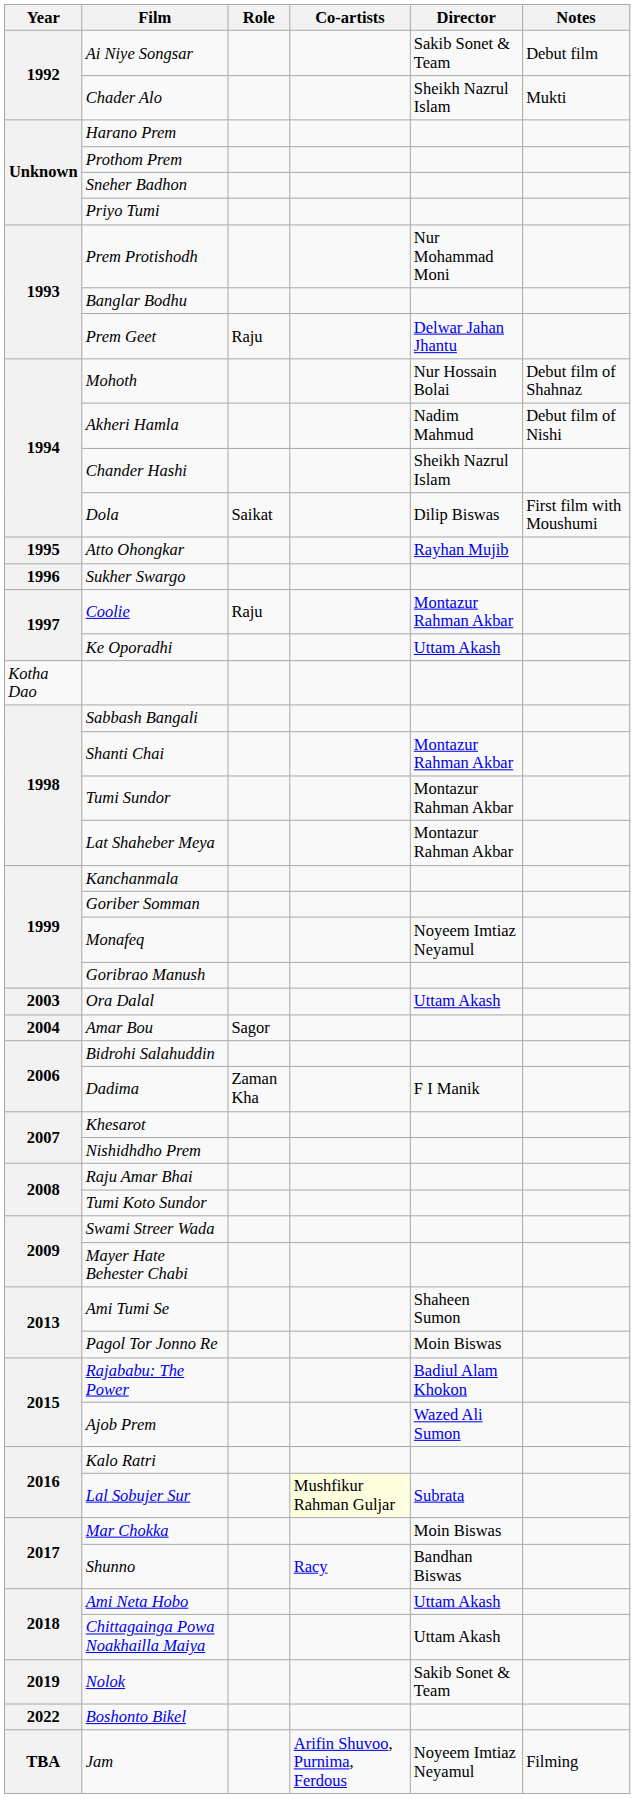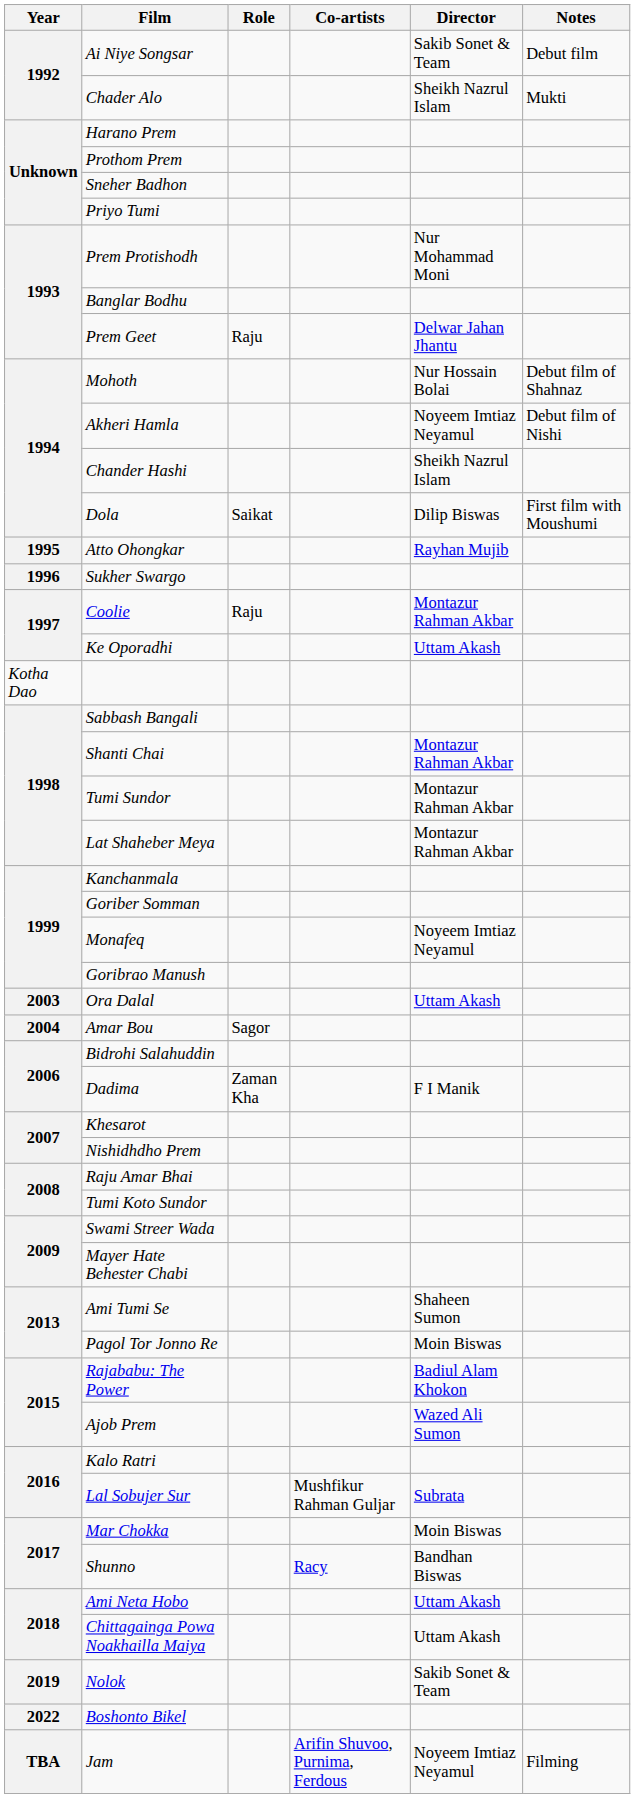(444, 425) Nadim Mahmud -> (465, 425) Noyeem Imtiaz Neyamul
(344, 1495) lightyellow background -> (344, 1495) no background
